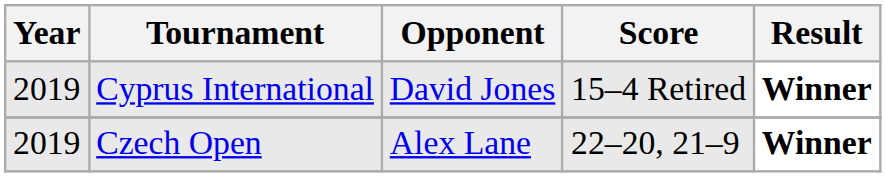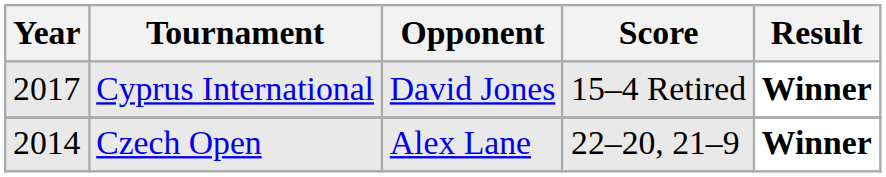(47, 88) 2019 -> (47, 88) 2017
(47, 143) 2019 -> (47, 143) 2014
